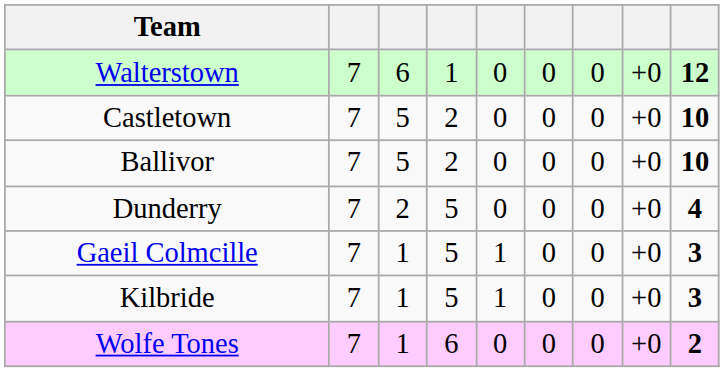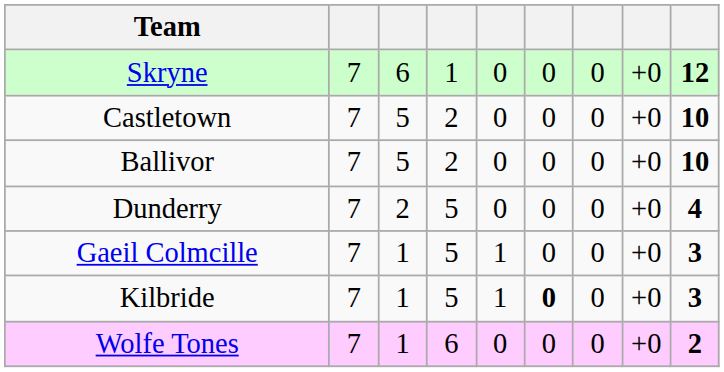- row: (167, 72)
+ row: (167, 72)
(549, 298) normal -> (549, 298) bold
